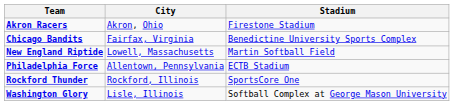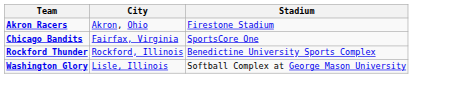(322, 39) Benedictine University Sports Complex -> (223, 39) SportsCore One
- row: (55, 53)
- row: (52, 66)
(264, 80) SportsCore One -> (281, 53) Benedictine University Sports Complex
